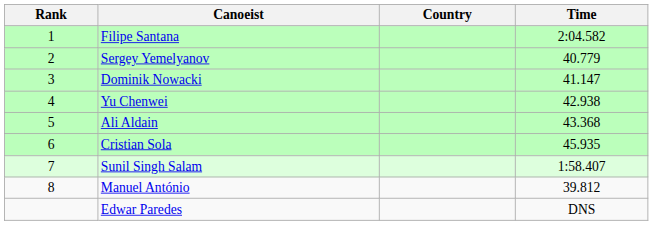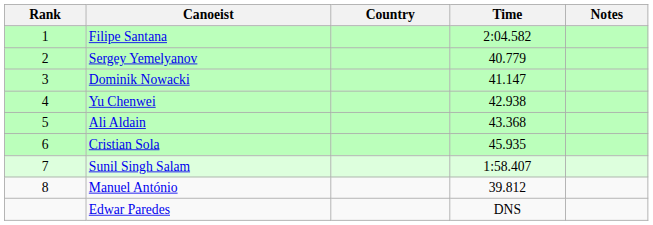+ column: (607, 15)
